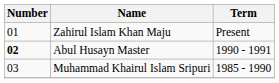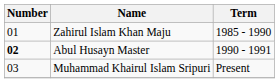(233, 31) Present -> (244, 31) 1985 - 1990
(244, 68) 1985 - 1990 -> (233, 68) Present
